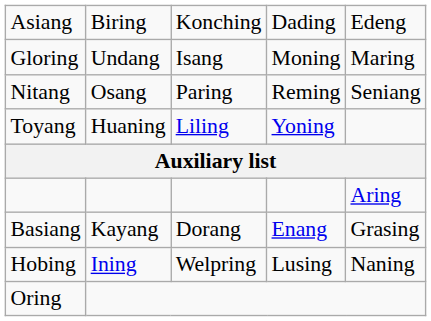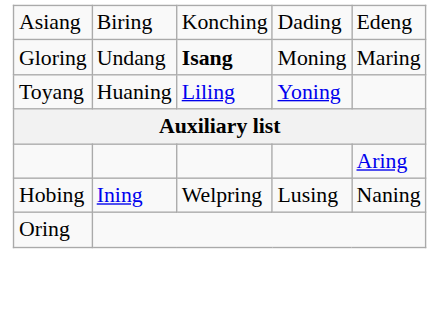(199, 57) normal -> (207, 57) bold
- row: (40, 91)
- row: (46, 229)
